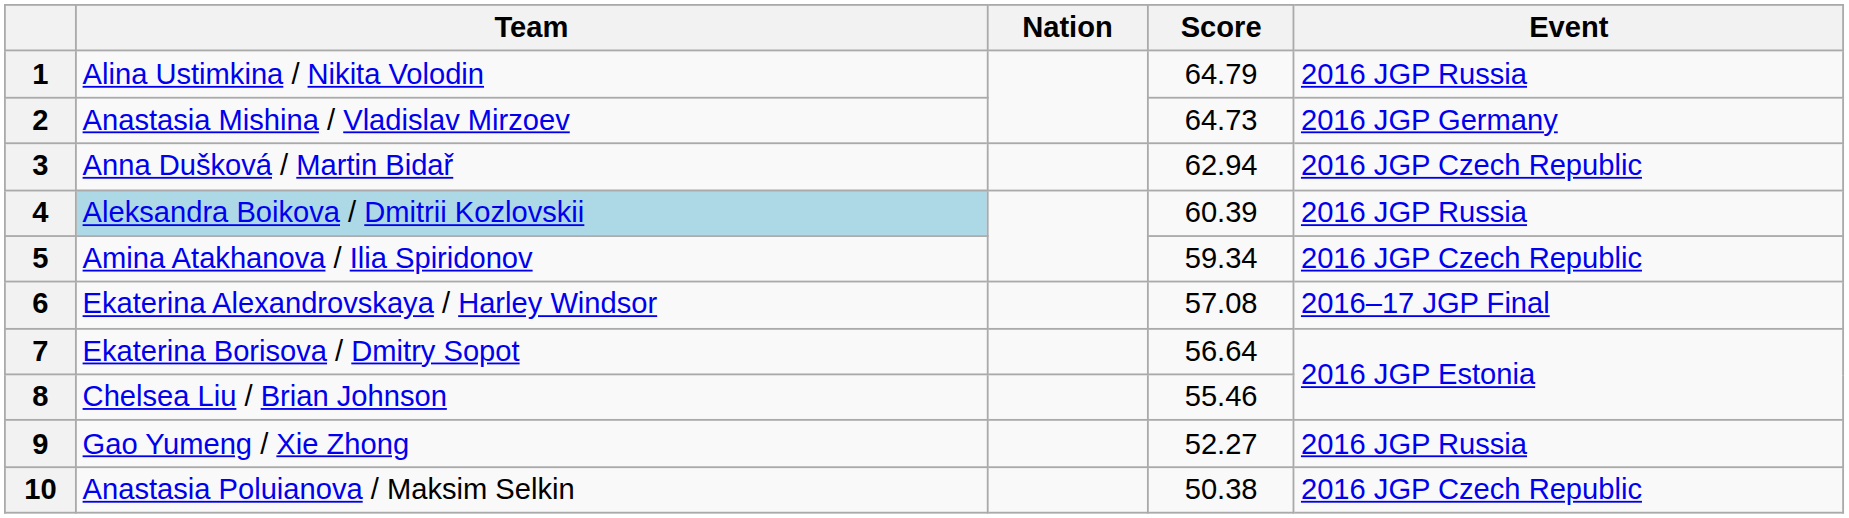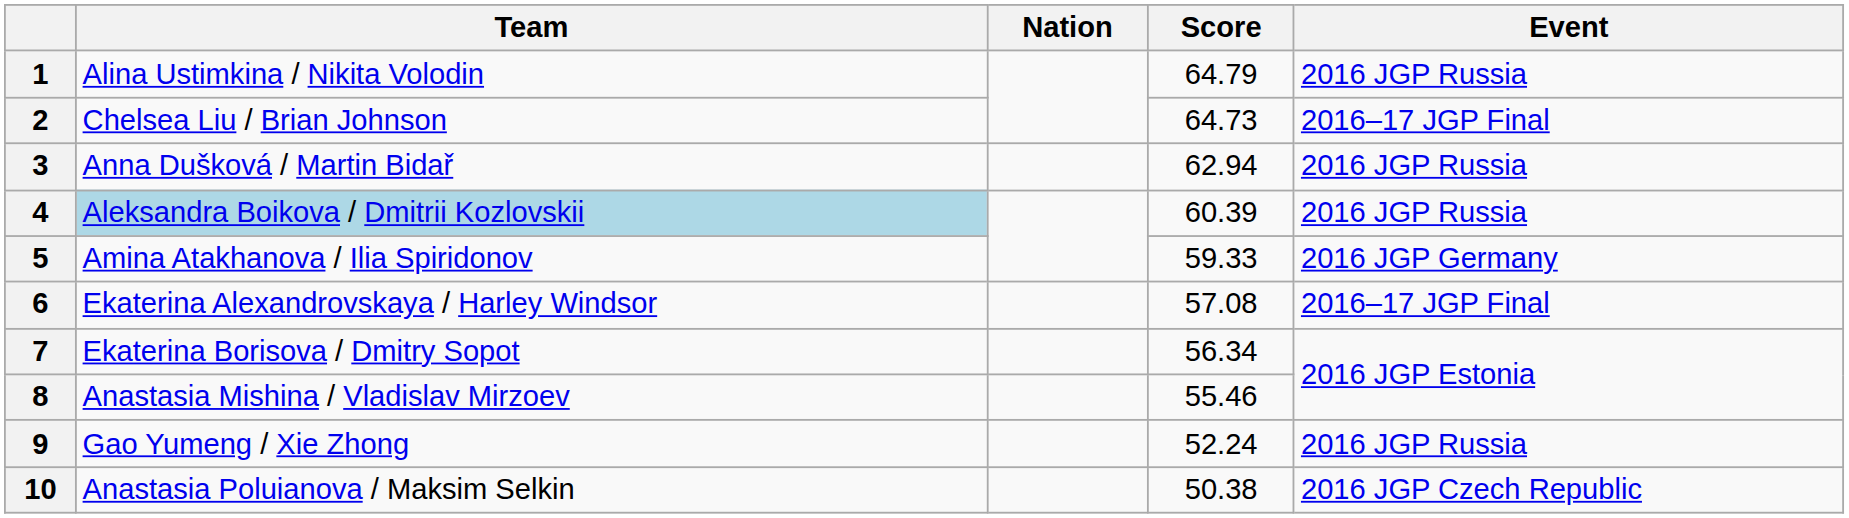(326, 119) Anastasia Mishina / Vladislav Mirzoev -> (265, 119) Chelsea Liu / Brian Johnson
(1429, 119) 2016 JGP Germany -> (1425, 119) 2016–17 JGP Final
(1471, 166) 2016 JGP Czech Republic -> (1414, 166) 2016 JGP Russia
(1221, 258) 59.34 -> (1221, 258) 59.33
(1471, 258) 2016 JGP Czech Republic -> (1429, 258) 2016 JGP Germany
(1221, 350) 56.64 -> (1221, 350) 56.34
(265, 397) Chelsea Liu / Brian Johnson -> (326, 397) Anastasia Mishina / Vladislav Mirzoev
(1221, 443) 52.27 -> (1221, 443) 52.24
